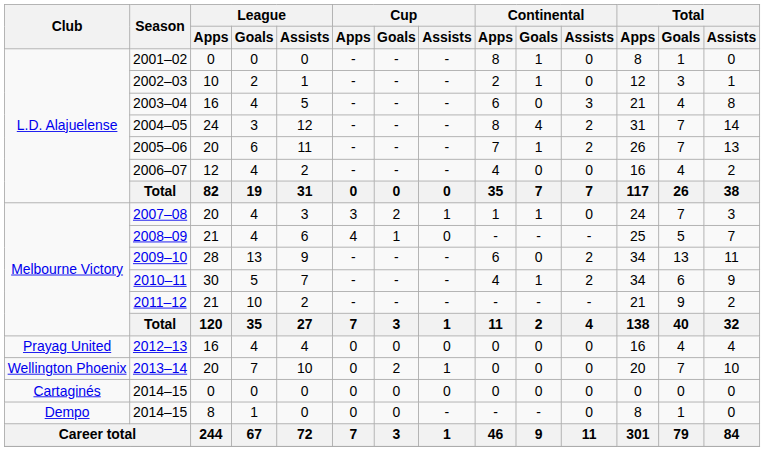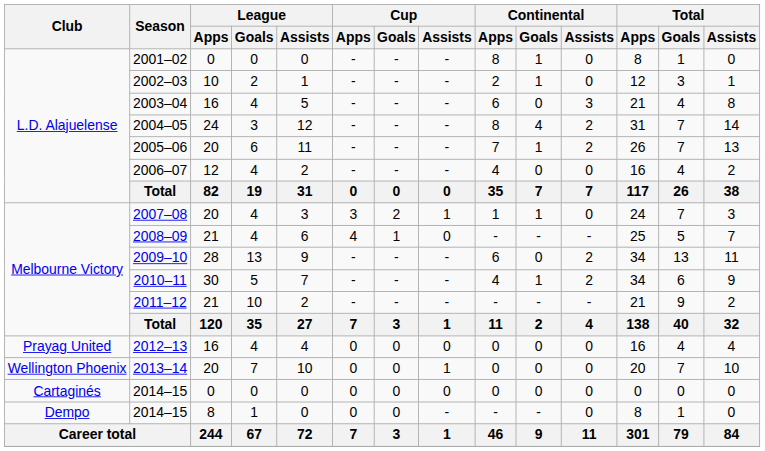(396, 368) 2 -> (396, 368) 0
